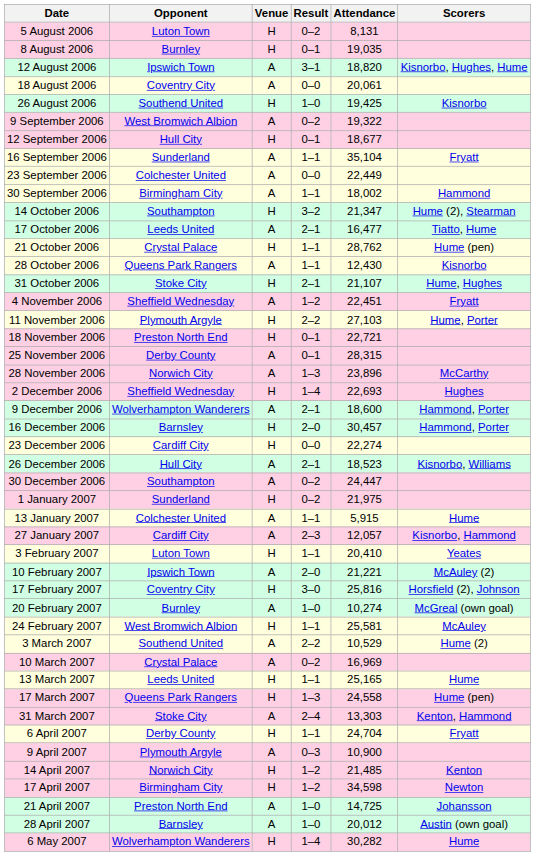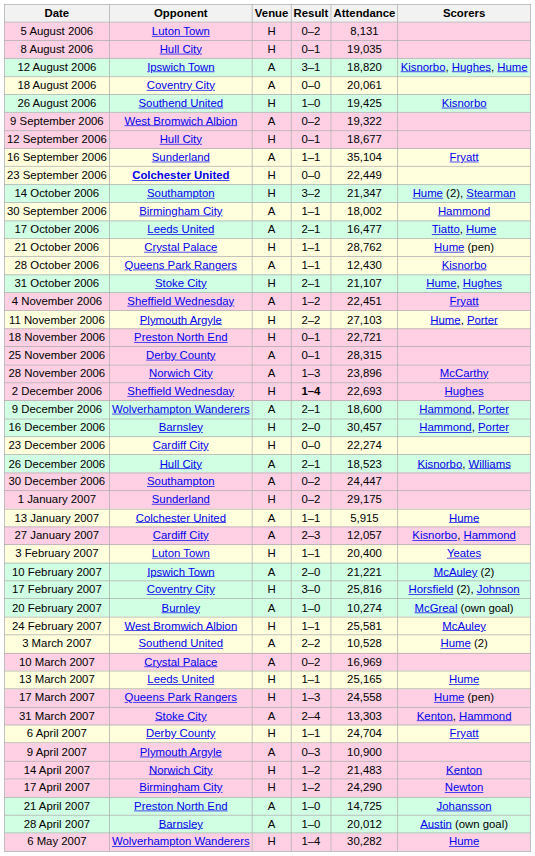(181, 49) Burnley -> (181, 49) Hull City
(181, 175) normal -> (181, 175) bold
(272, 175) A -> (272, 175) H
rows swapped: (57, 193) <-> (57, 211)
(311, 391) normal -> (311, 391) bold
(364, 499) 21,975 -> (364, 499) 29,175
(364, 553) 20,410 -> (364, 553) 20,400
(364, 644) 10,529 -> (364, 644) 10,528
(364, 770) 21,485 -> (364, 770) 21,483
(364, 788) 34,598 -> (364, 788) 24,290
